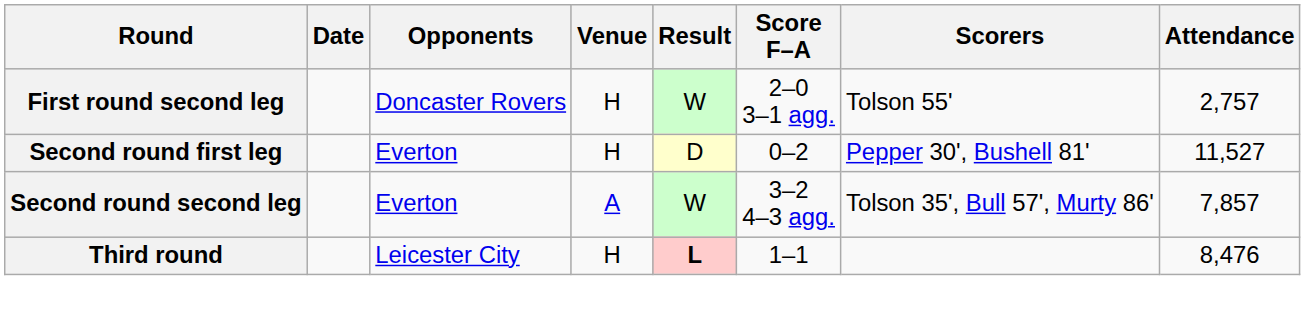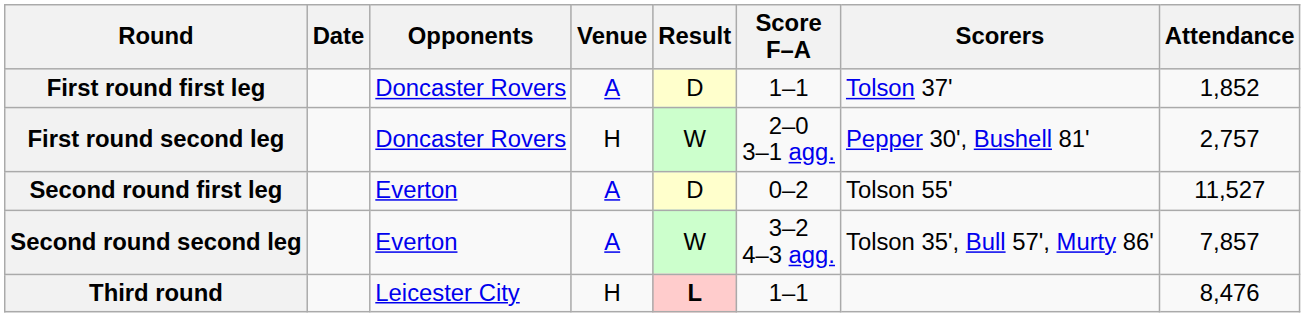+ row: (156, 88)
(899, 101) Tolson 55' -> (968, 139) Pepper 30', Bushell 81'
(612, 152) H -> (612, 190) A
(968, 152) Pepper 30', Bushell 81' -> (899, 190) Tolson 55'
